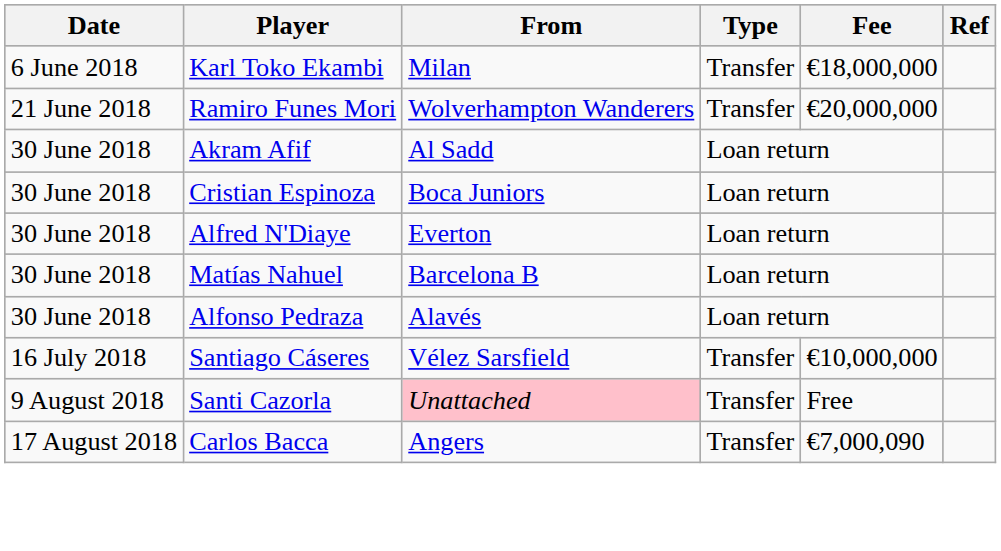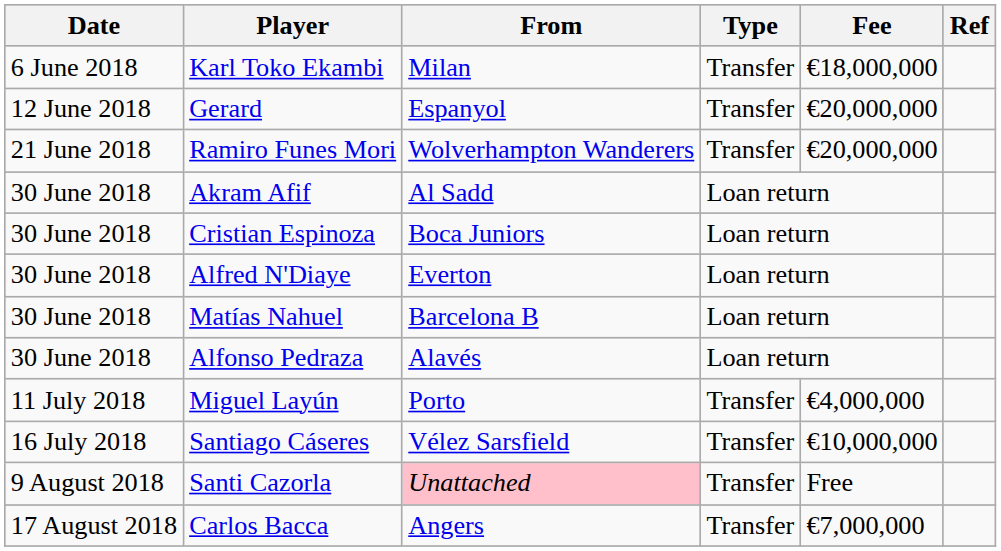+ row: (226, 108)
+ row: (264, 399)
(865, 441) €7,000,090 -> (865, 524) €7,000,000
